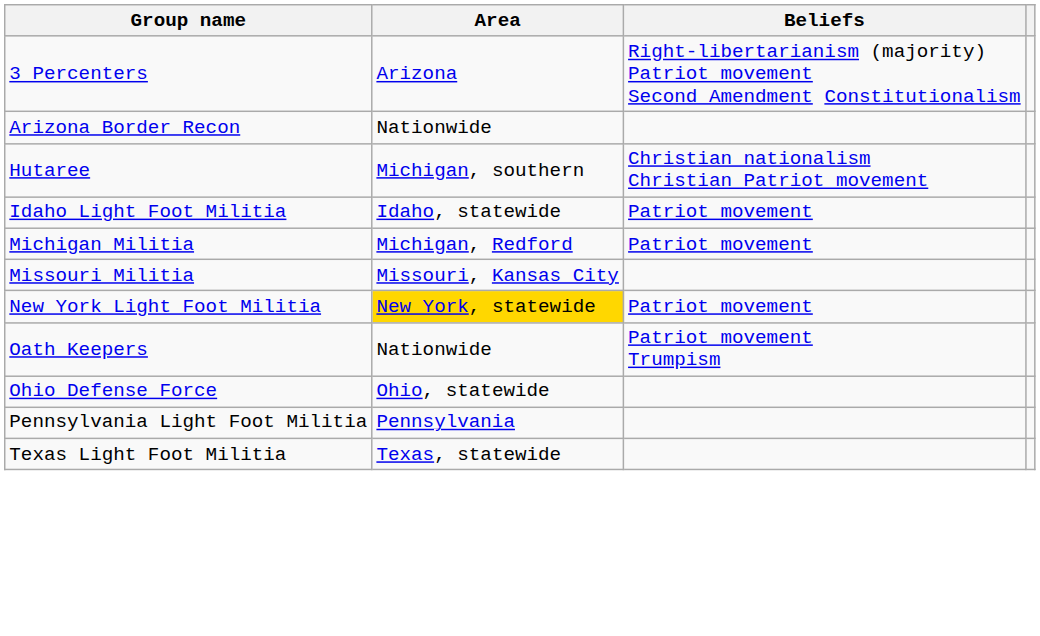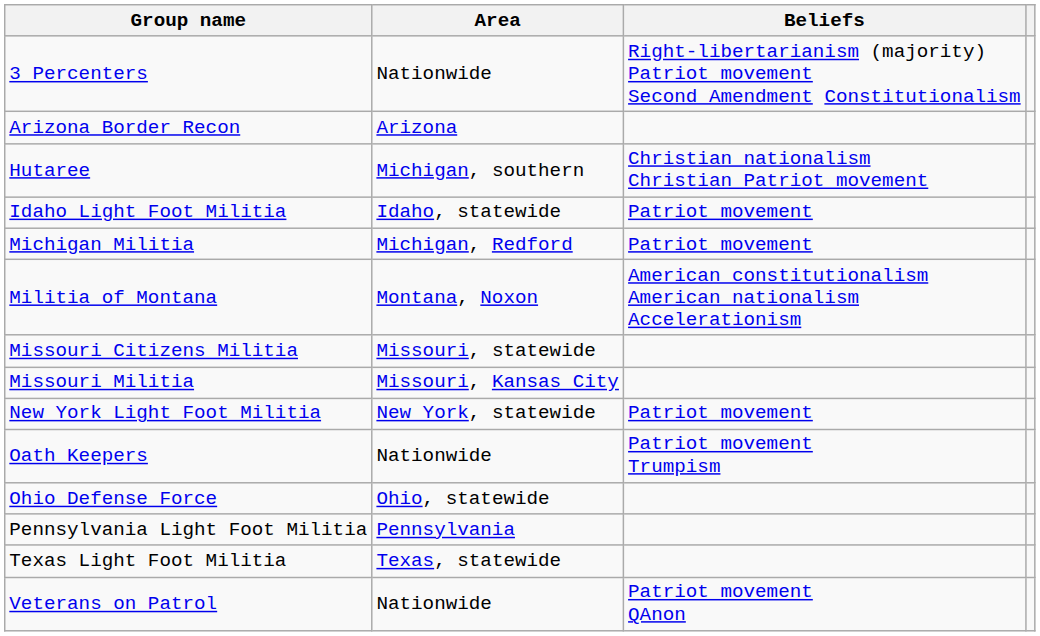(417, 74) Arizona -> (434, 74) Nationwide
(434, 128) Nationwide -> (417, 128) Arizona
+ row: (113, 297)
+ row: (154, 351)
(486, 307) gold background -> (486, 414) no background
+ row: (113, 604)
